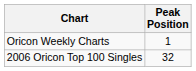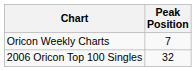(168, 41) 1 -> (168, 41) 7
